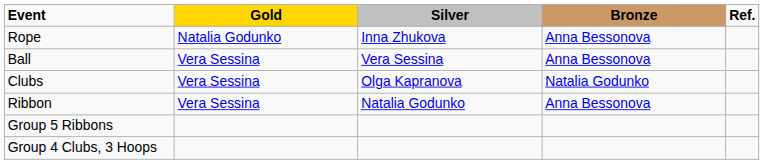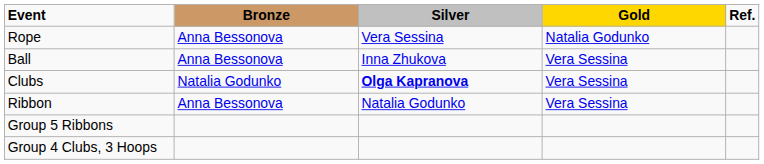columns swapped: (266, 15) <-> (634, 15)
(403, 37) Inna Zhukova -> (403, 37) Vera Sessina
(402, 59) Vera Sessina -> (404, 59) Inna Zhukova
(412, 81) normal -> (415, 81) bold
